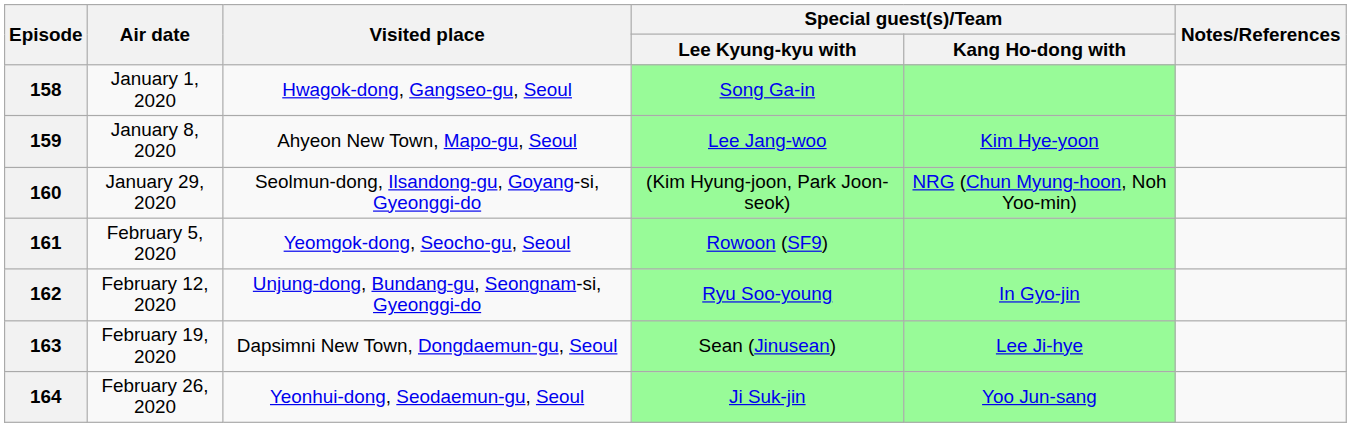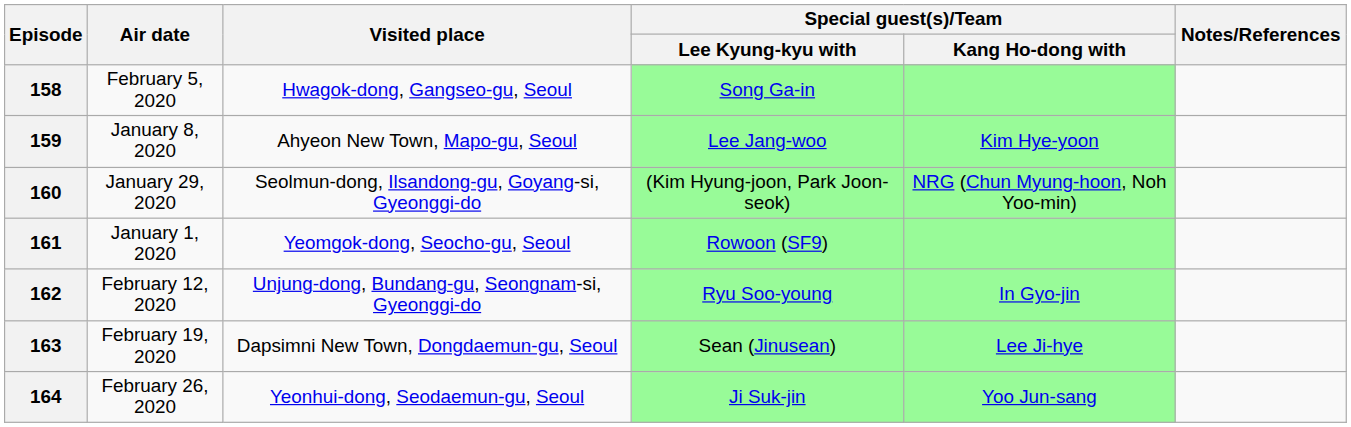(155, 89) January 1, 2020 -> (155, 89) February 5, 2020
(155, 243) February 5, 2020 -> (155, 243) January 1, 2020
